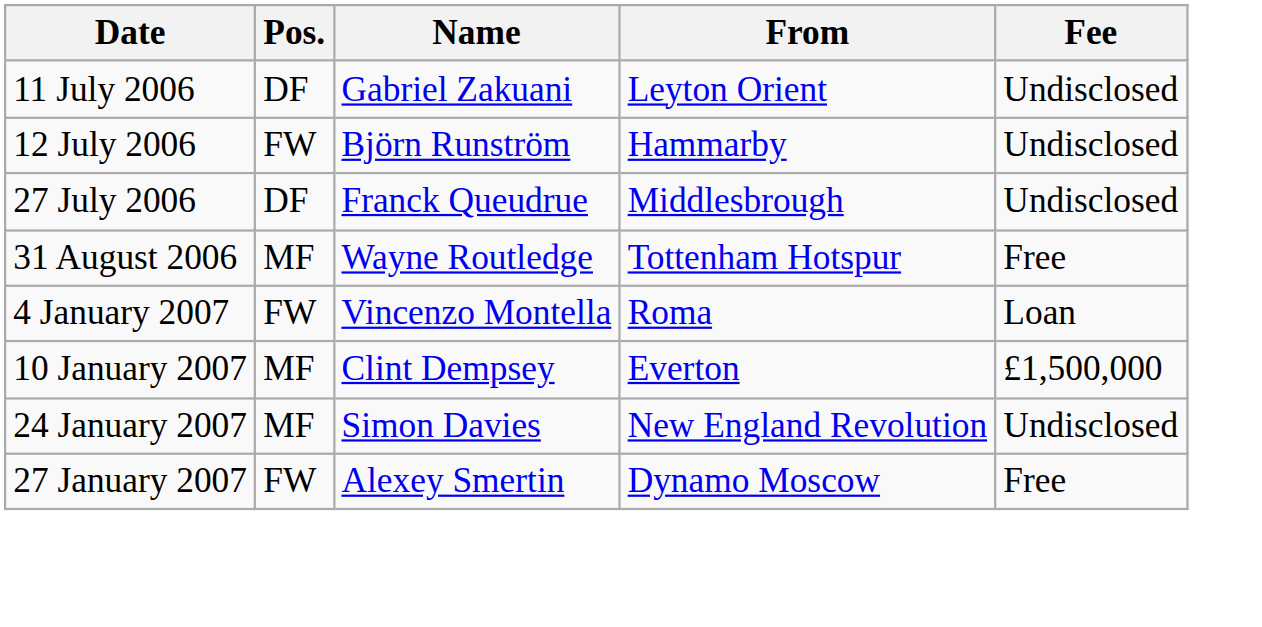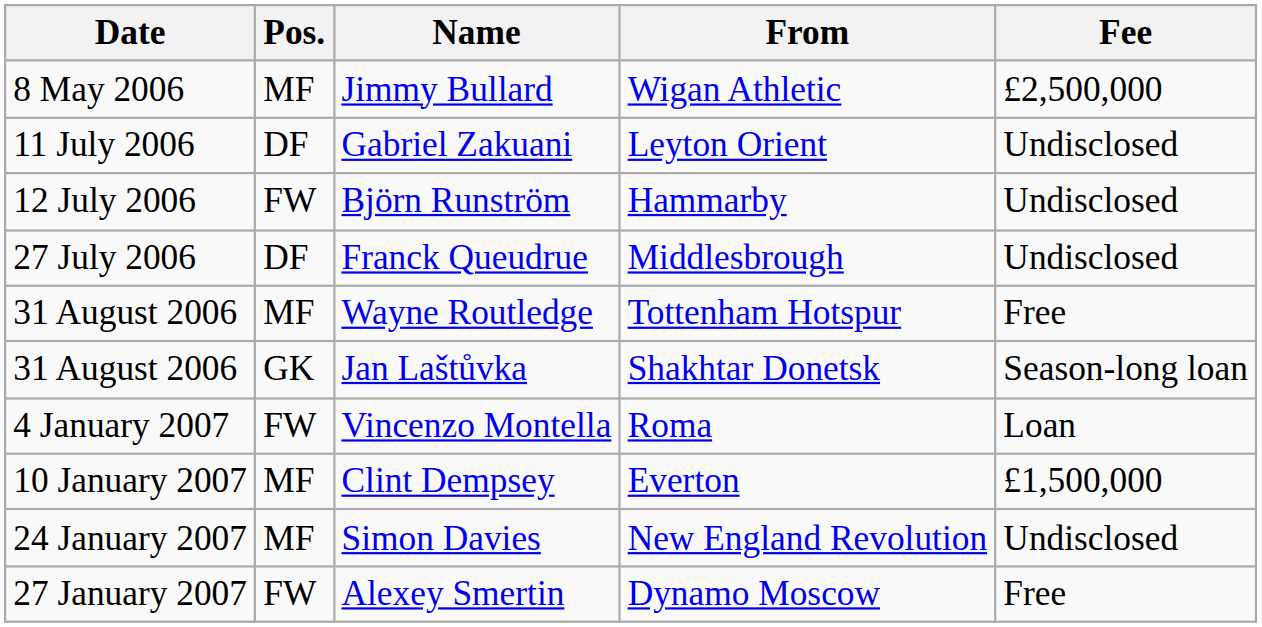+ row: (447, 88)
+ row: (434, 369)
